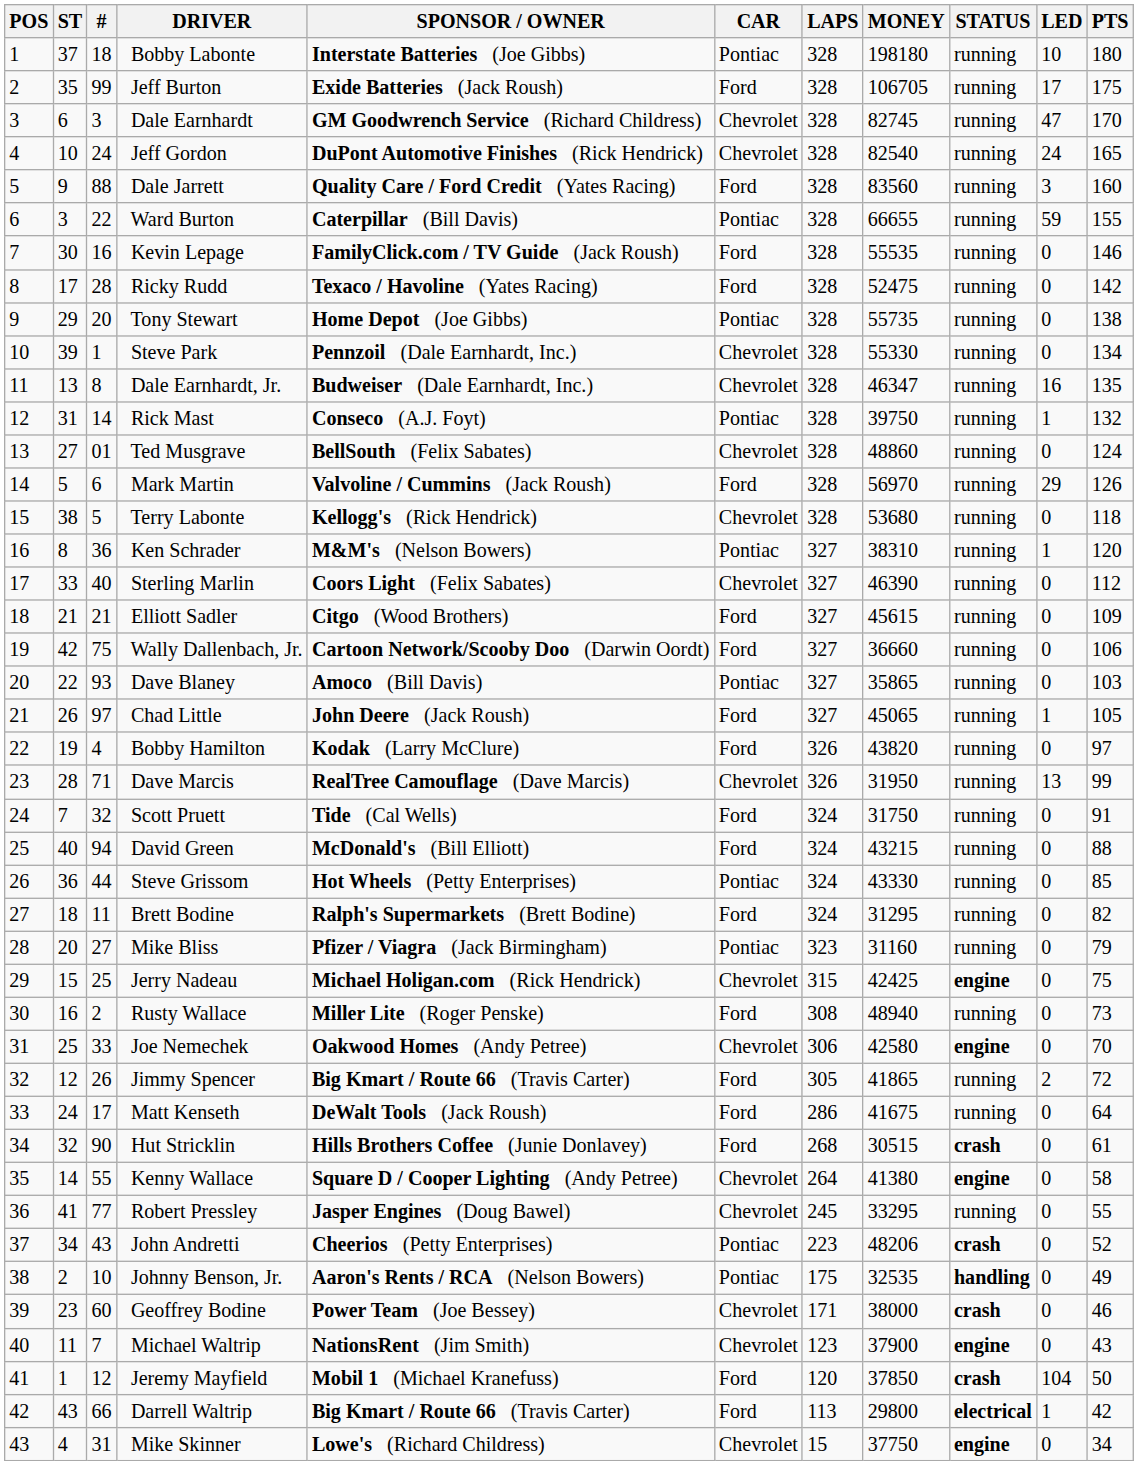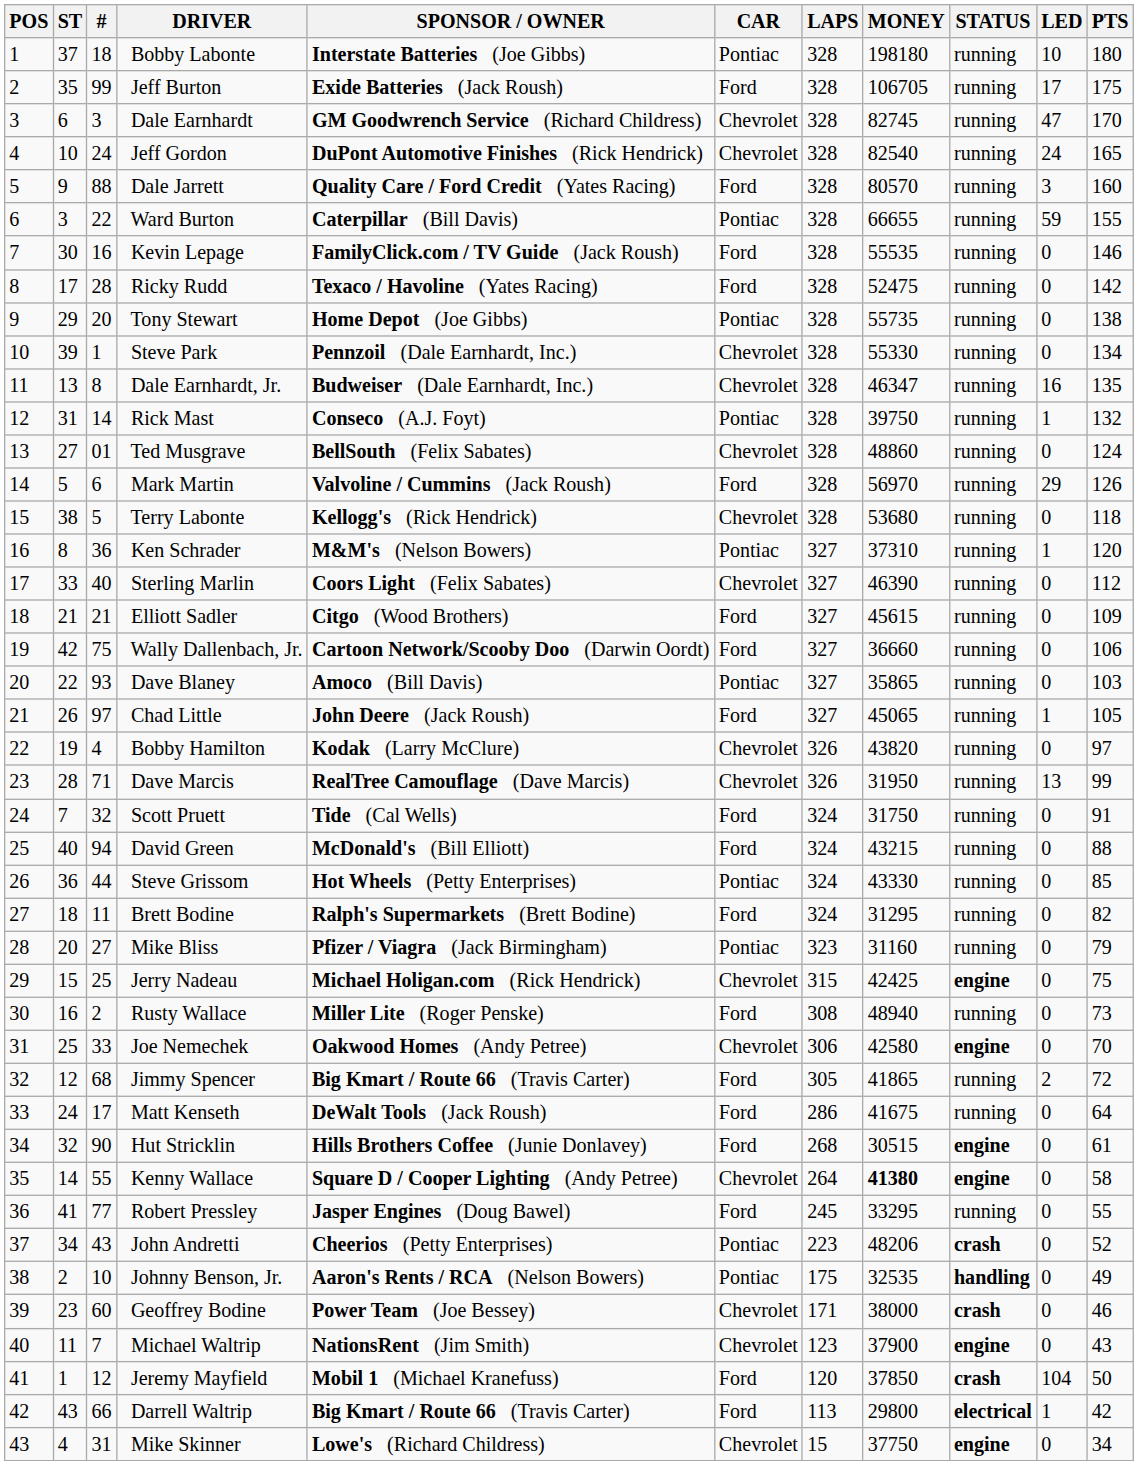(893, 186) 83560 -> (893, 186) 80570
(893, 550) 38310 -> (893, 550) 37310
(738, 749) Ford -> (758, 749) Chevrolet
(102, 1079) 26 -> (102, 1079) 68
(977, 1146) crash -> (982, 1146) engine
(893, 1179) normal -> (893, 1179) bold
(758, 1212) Chevrolet -> (738, 1212) Ford
